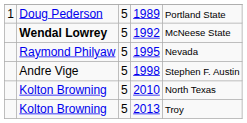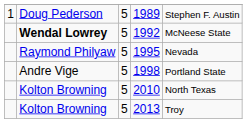(195, 14) Portland State -> (202, 14) Stephen F. Austin
(202, 71) Stephen F. Austin -> (195, 71) Portland State
